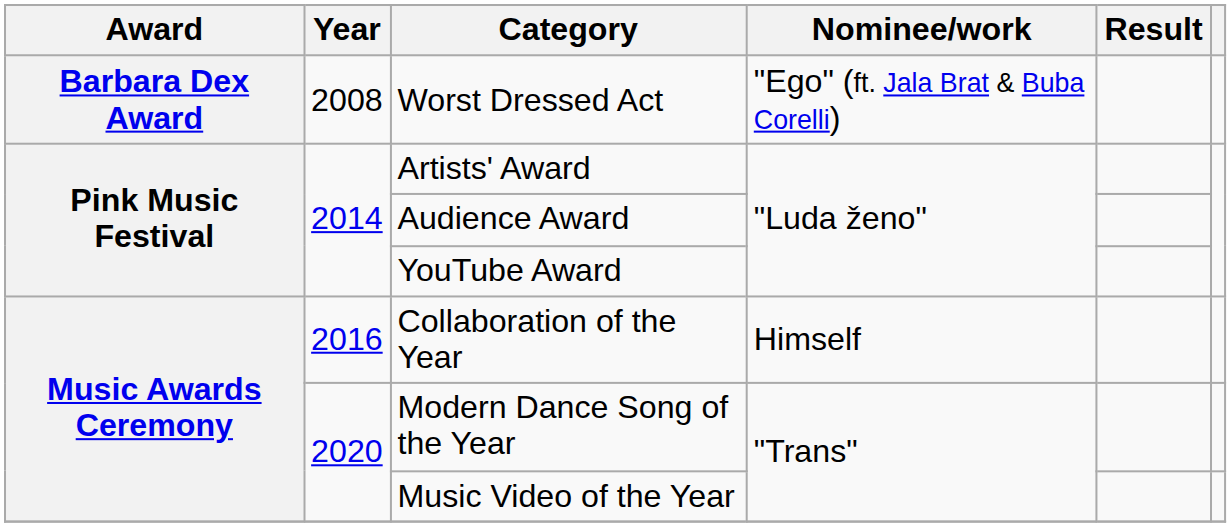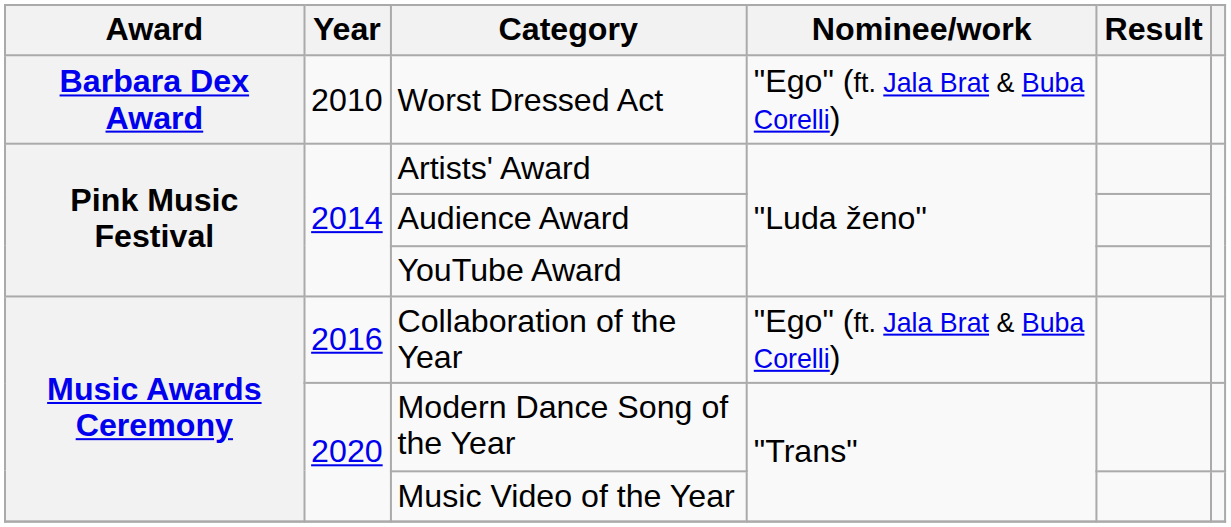(347, 99) 2008 -> (347, 99) 2010
(807, 339) Himself -> (919, 339) "Ego" (ft. Jala Brat & Buba Corelli)
